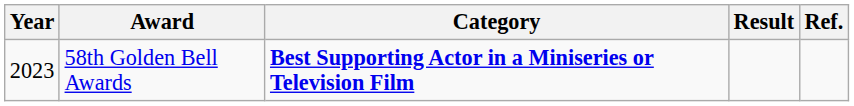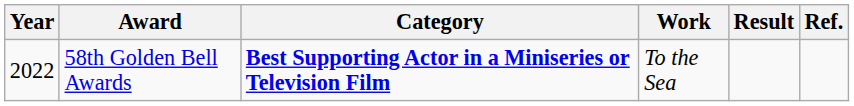+ column: (684, 22)
(32, 69) 2023 -> (32, 69) 2022
